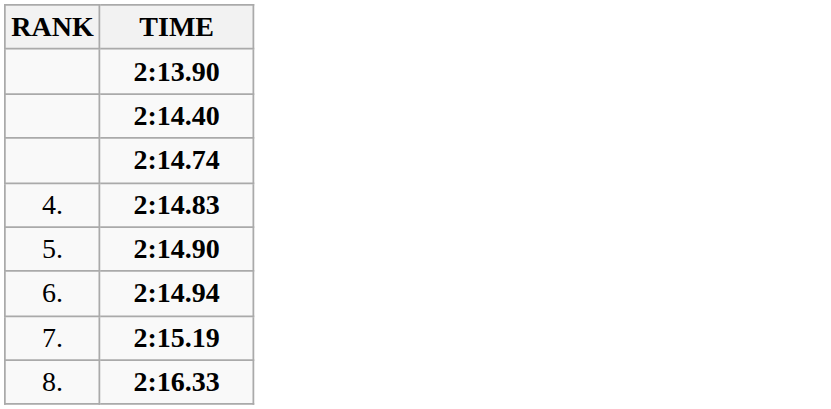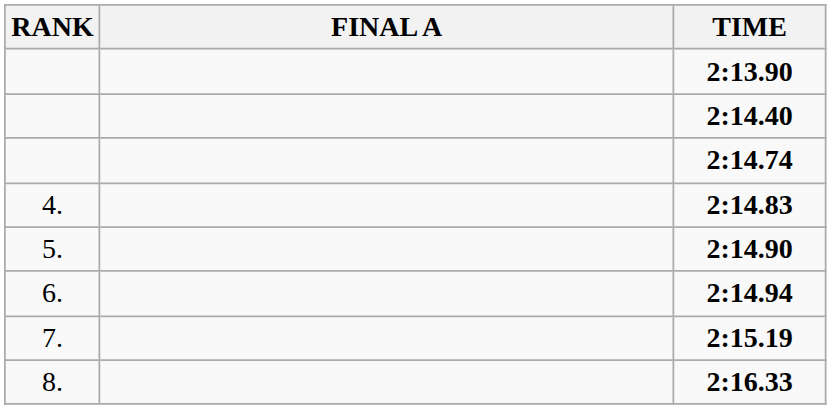+ column: (387, 26)
